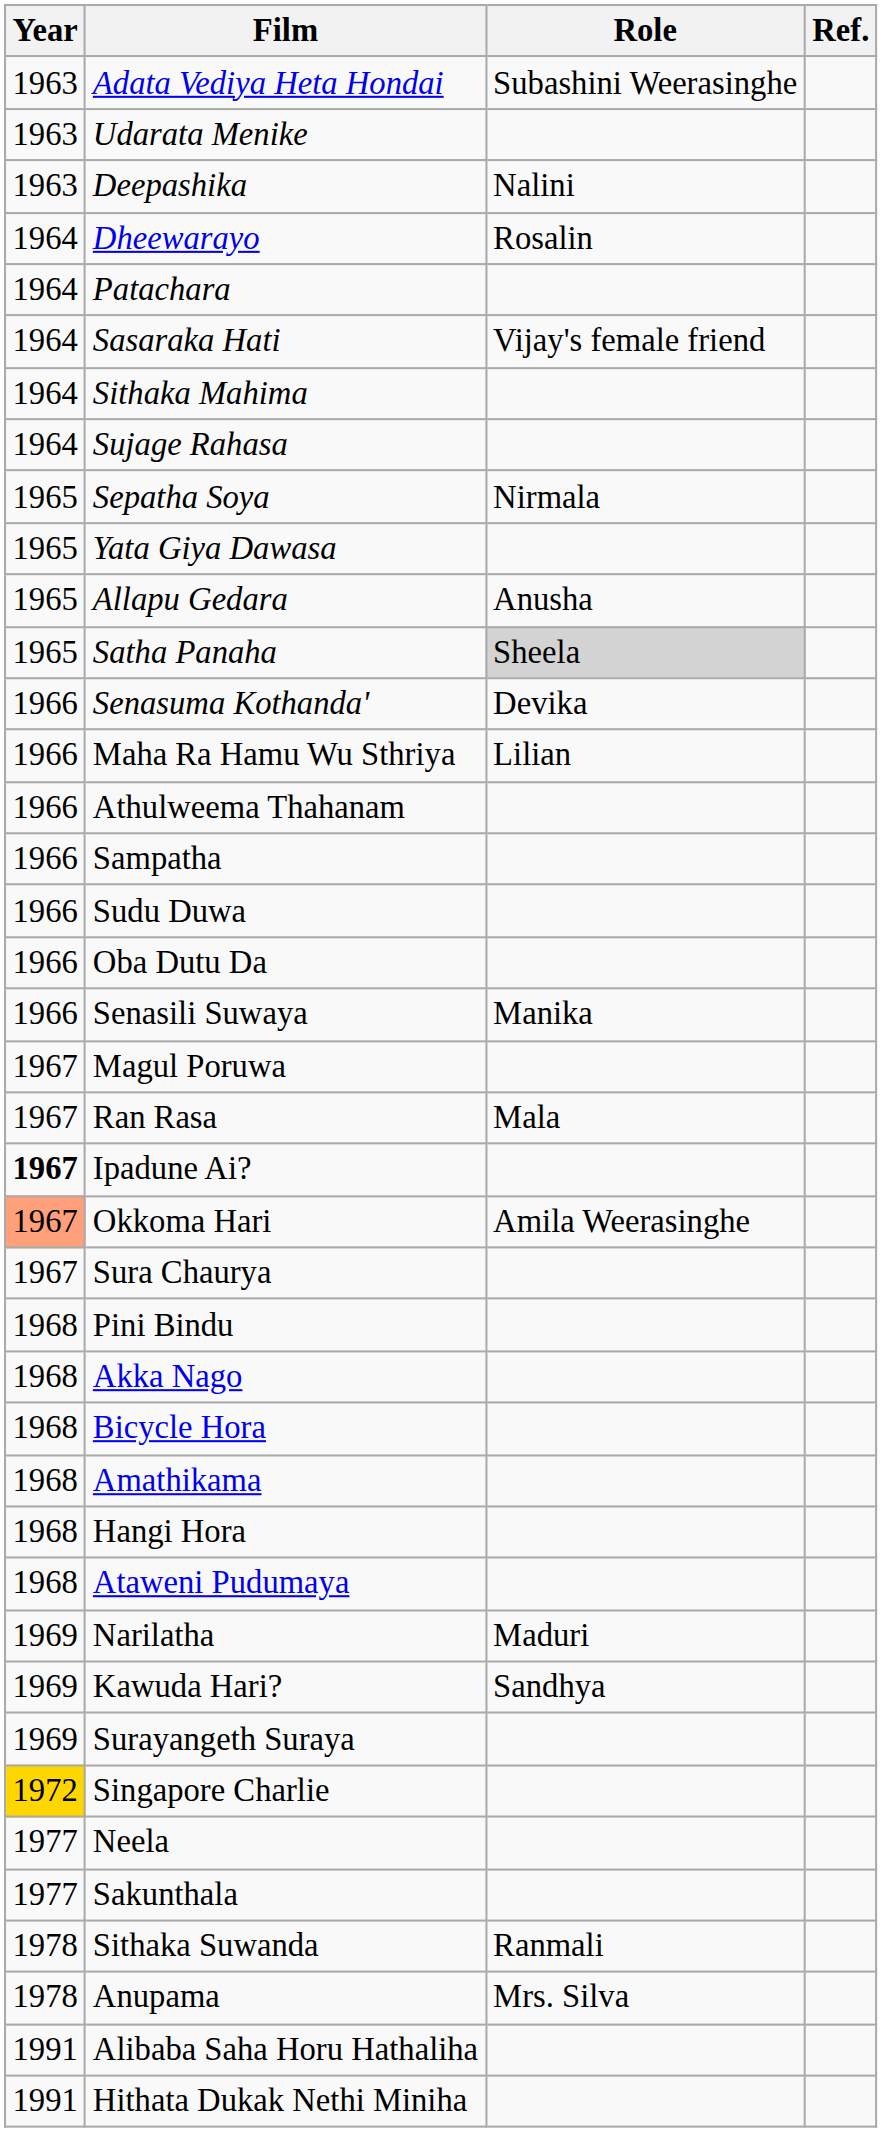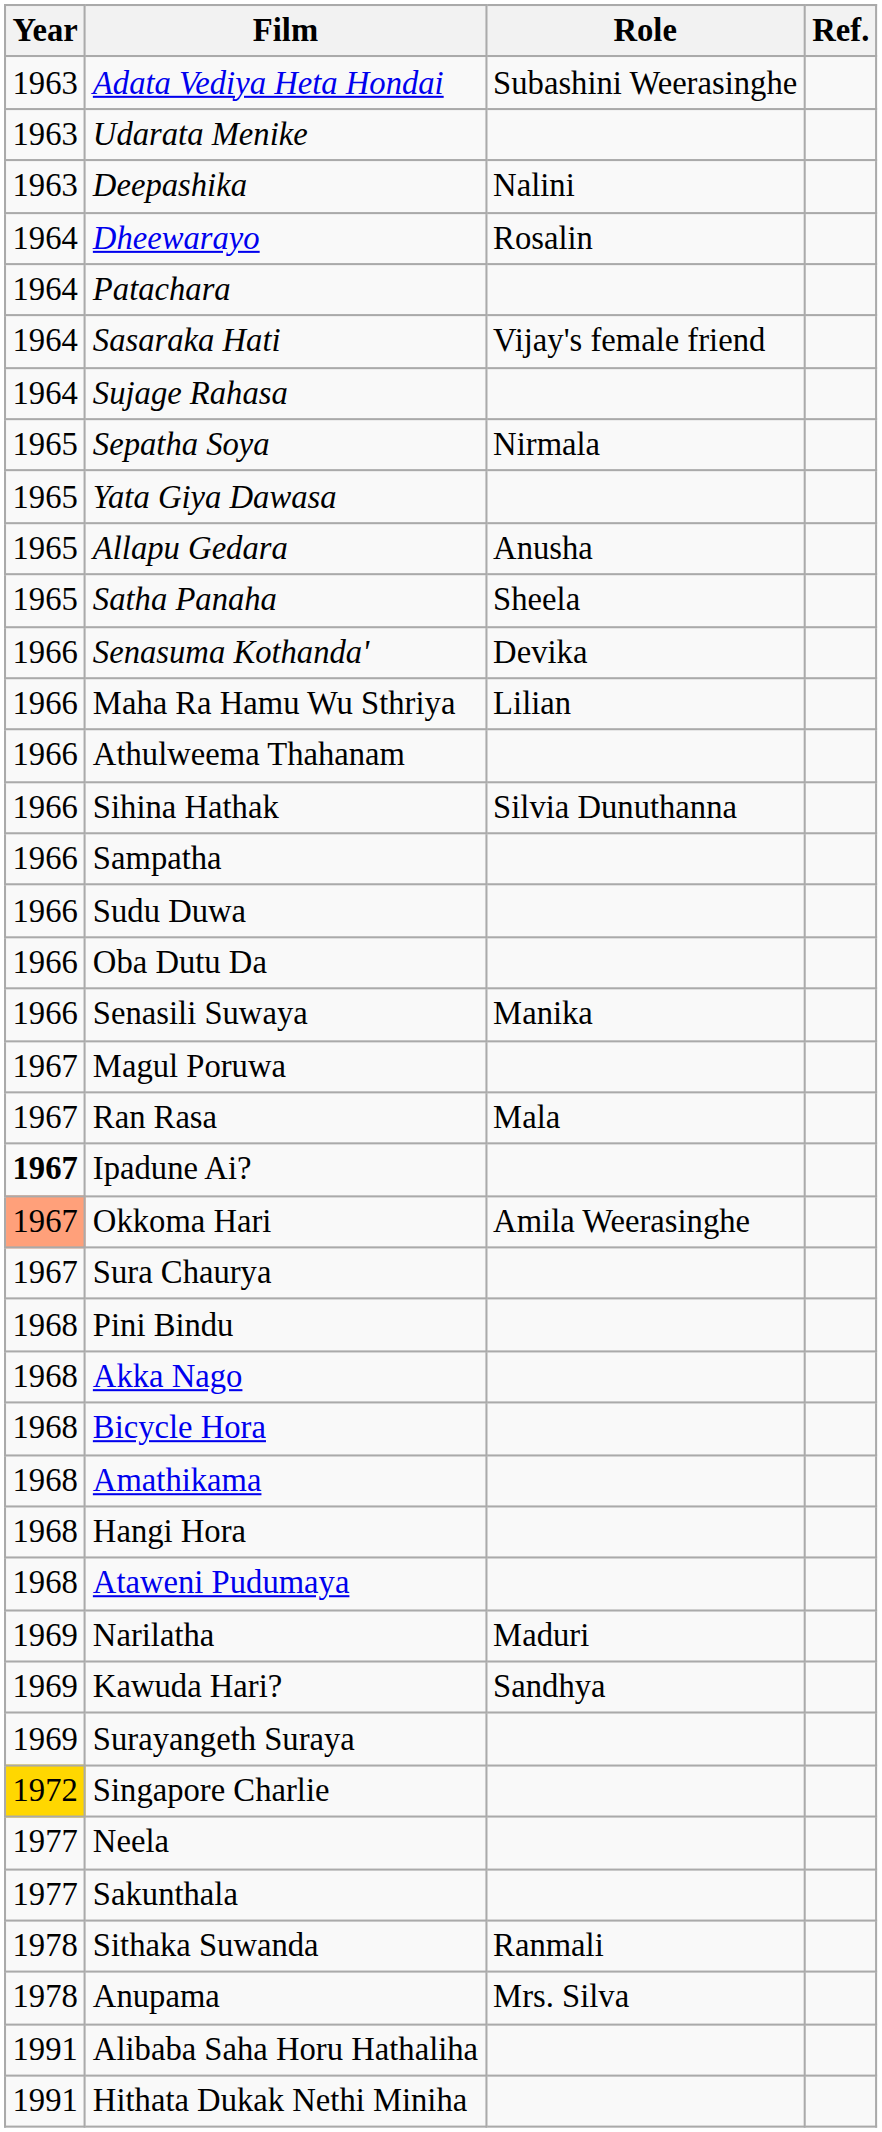- row: (200, 392)
(537, 651) lightgrey background -> (537, 599) no background
+ row: (186, 806)
